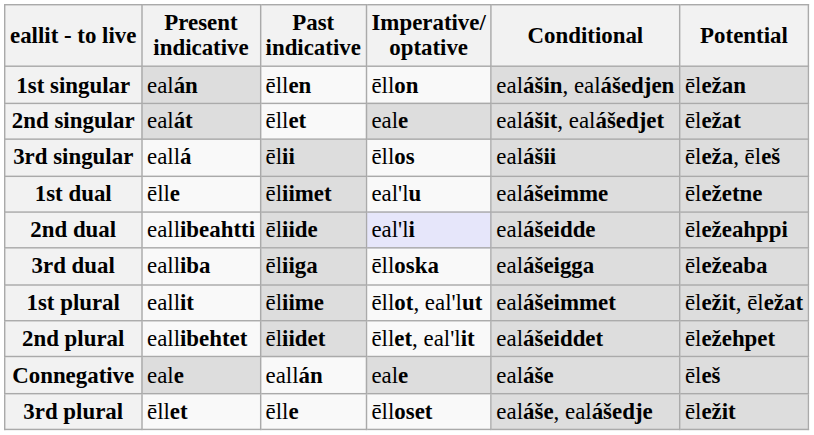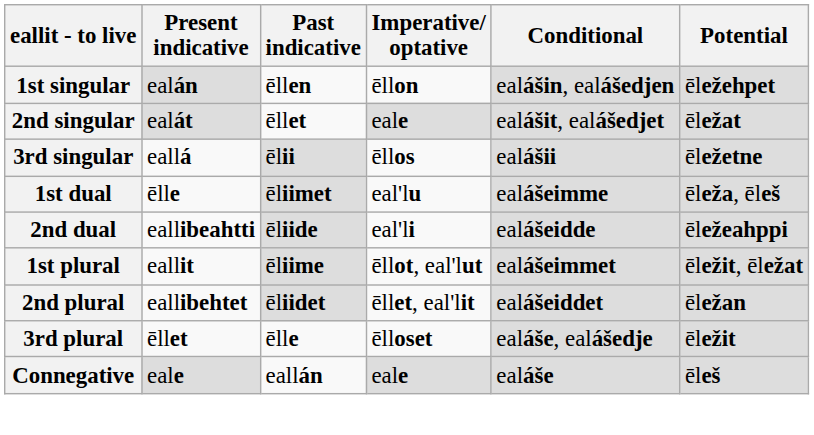(715, 84) ēležan -> (730, 84) ēležehpet
(733, 157) ēleža, ēleš -> (724, 157) ēležetne
(724, 193) ēležetne -> (733, 193) ēleža, ēleš
(393, 229) lavender background -> (393, 229) no background
- row: (73, 266)
(730, 338) ēležehpet -> (715, 302) ēležan
rows swapped: (73, 411) <-> (73, 374)
